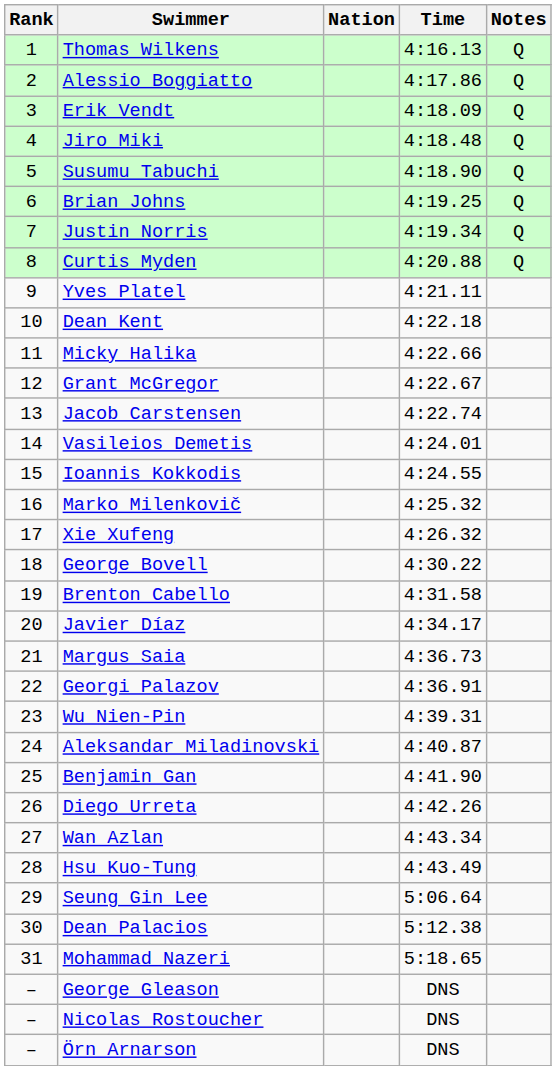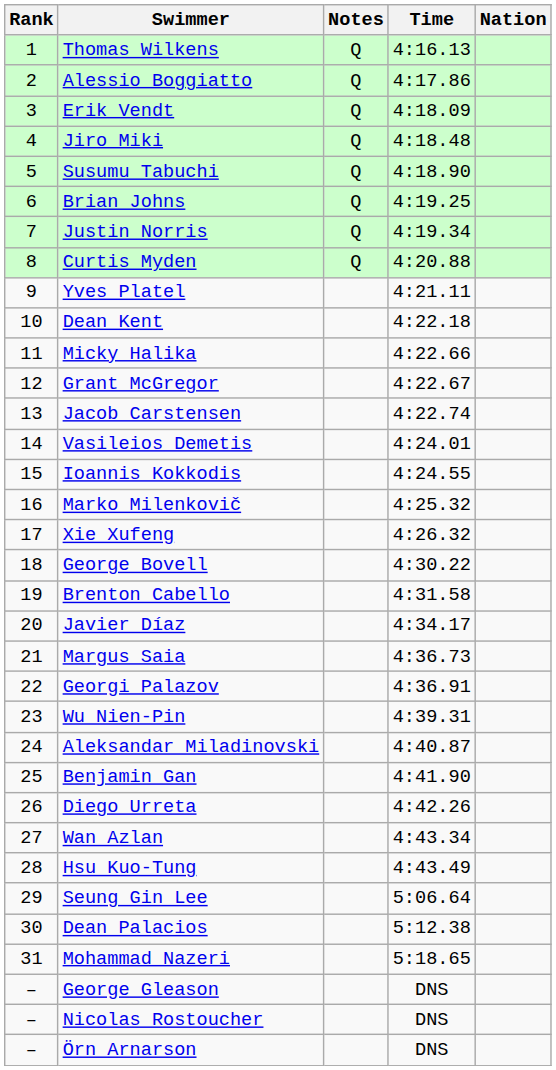columns swapped: (362, 20) <-> (519, 20)
